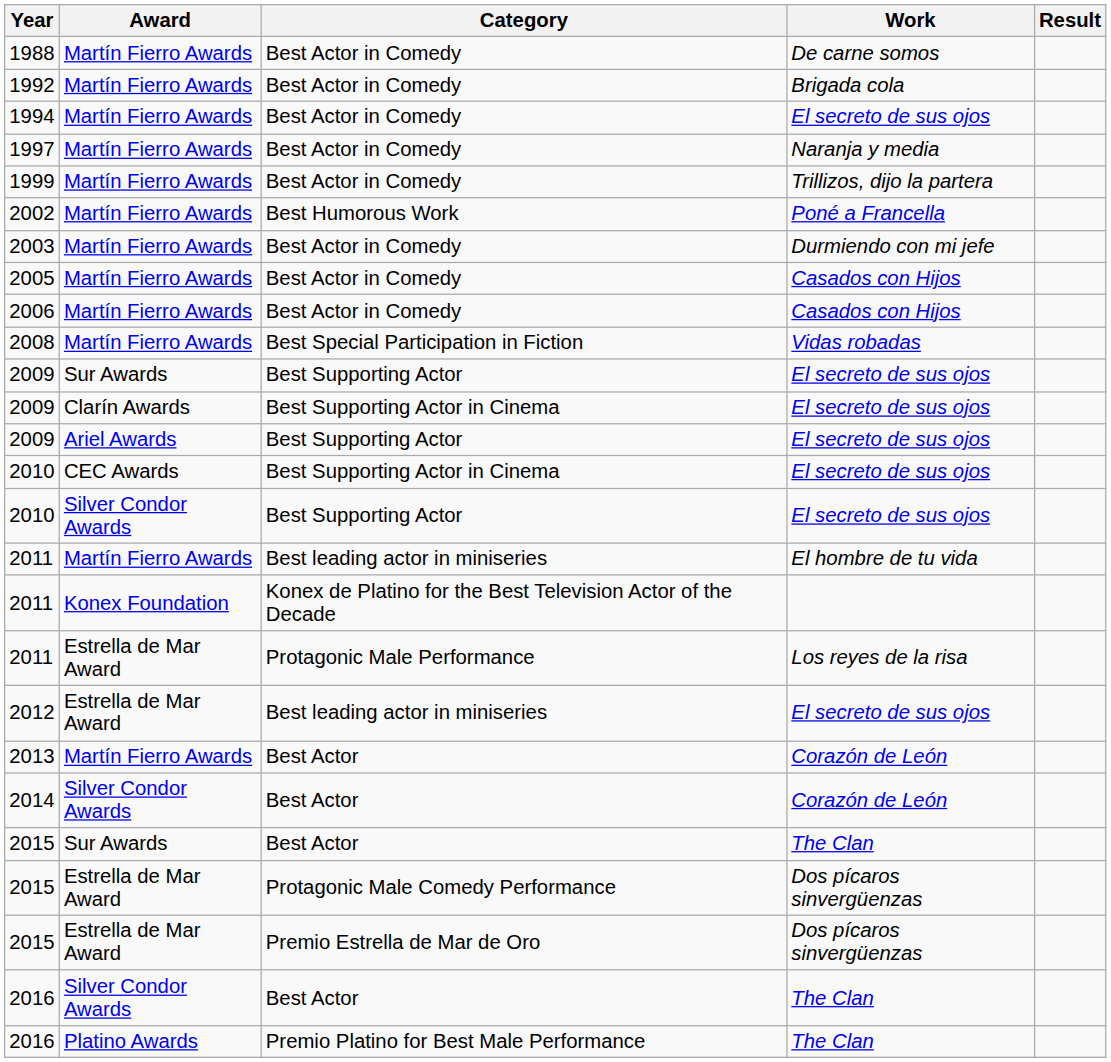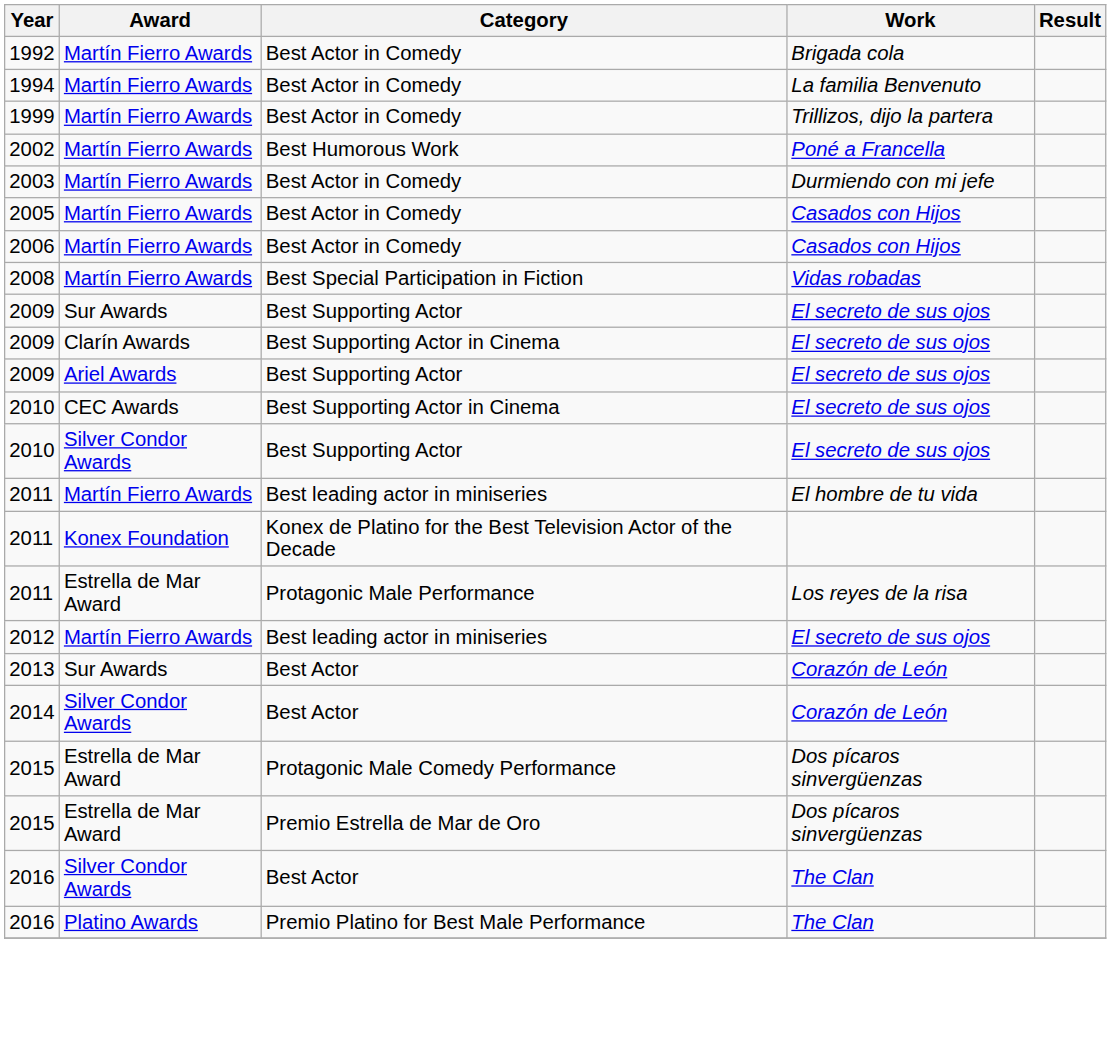- row: (32, 52)
(891, 117) El secreto de sus ojos -> (886, 85) La familia Benvenuto
- row: (32, 149)
(132, 712) Estrella de Mar Award -> (158, 637) Martín Fierro Awards
(158, 756) Martín Fierro Awards -> (116, 669) Sur Awards
- row: (32, 843)
